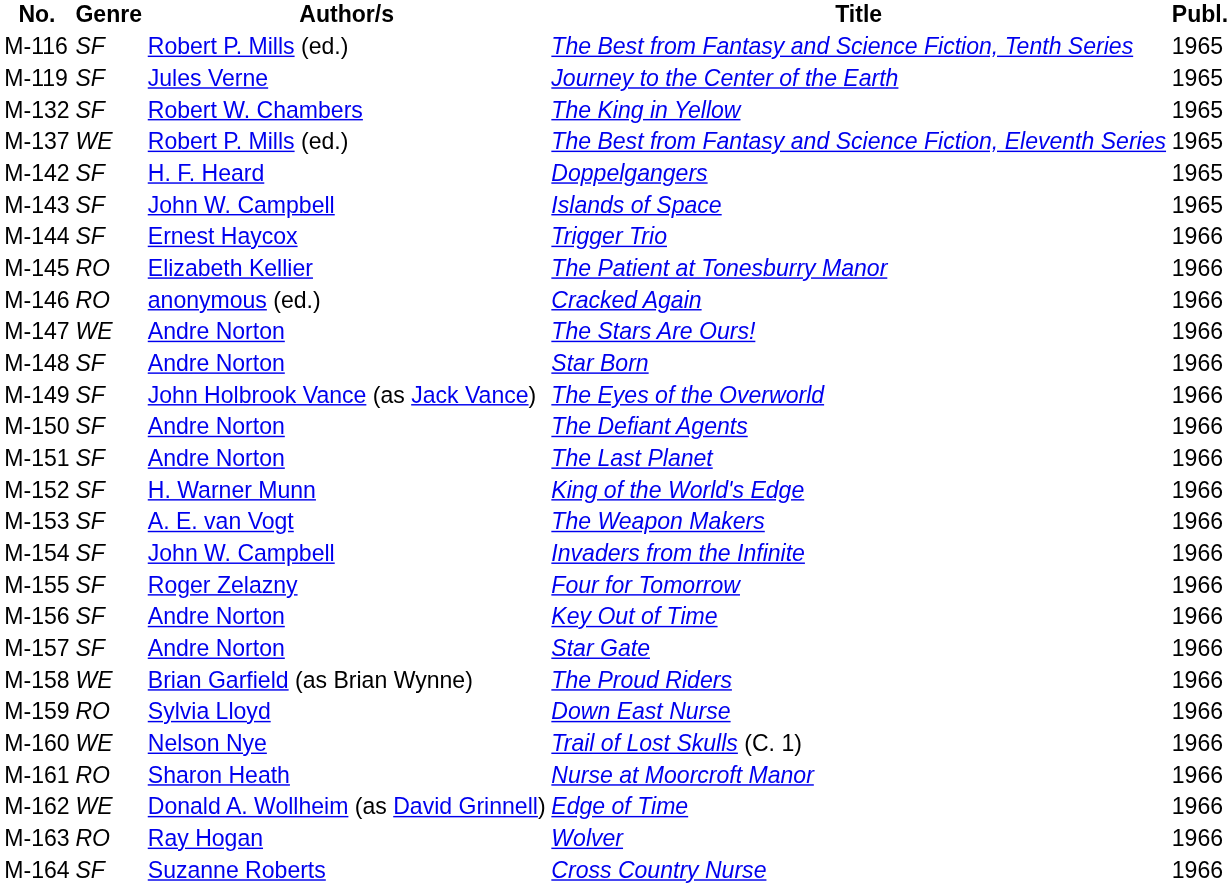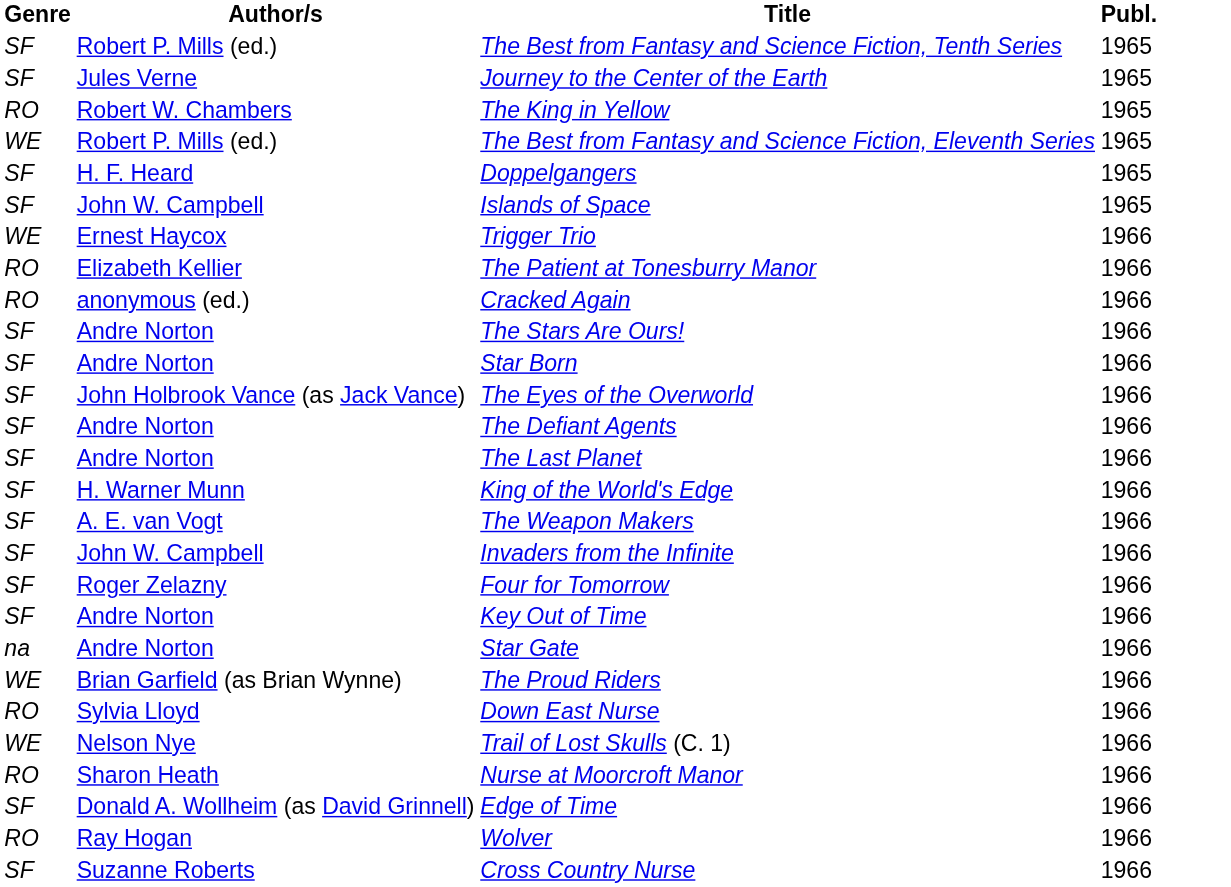- column: (37, 15)
(90, 110) SF -> (22, 110) RO
(90, 236) SF -> (23, 236) WE
(94, 331) WE -> (19, 331) SF
(90, 648) SF -> (17, 648) na
(94, 807) WE -> (19, 807) SF
